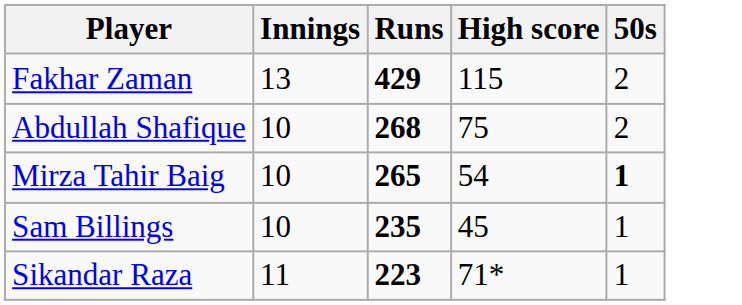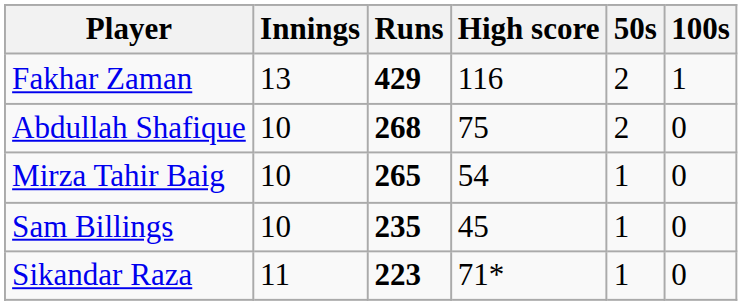+ column: (701, 29)
(480, 78) 115 -> (480, 78) 116
(622, 176) bold -> (622, 176) normal
